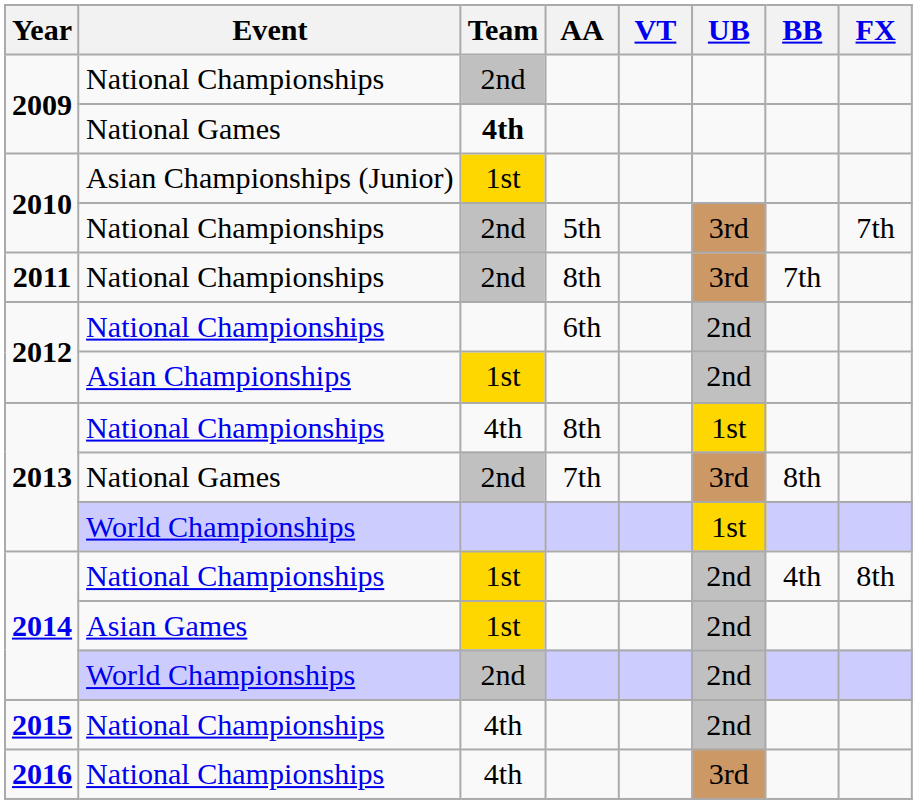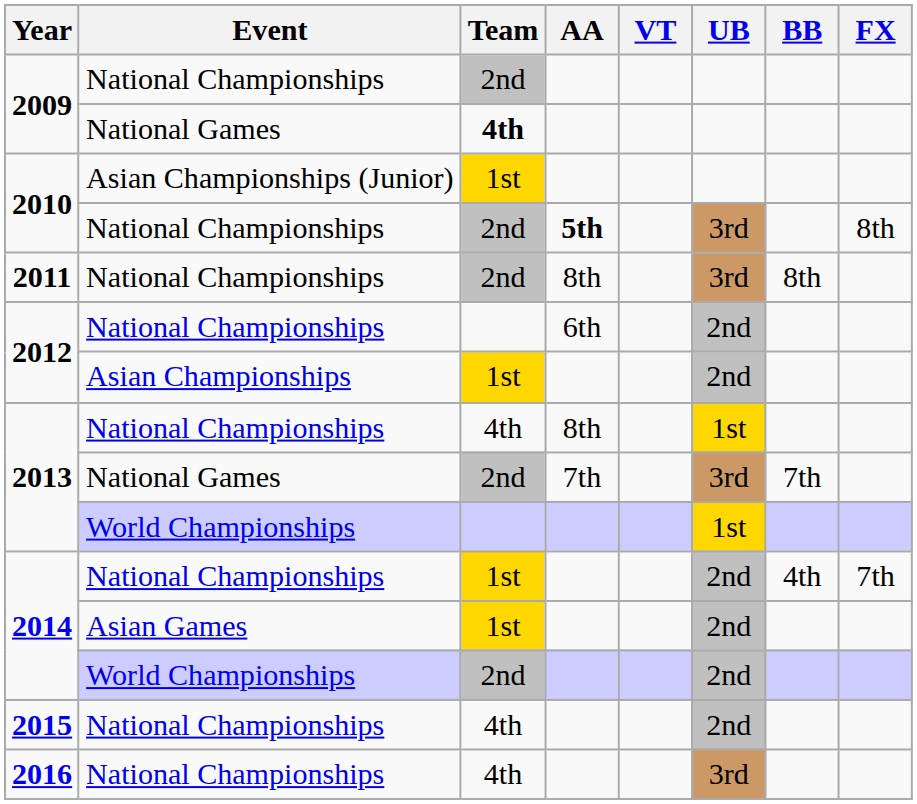(582, 227) normal -> (582, 227) bold
(876, 227) 7th -> (876, 227) 8th
(802, 277) 7th -> (802, 277) 8th
(802, 476) 8th -> (802, 476) 7th
(876, 575) 8th -> (876, 575) 7th
